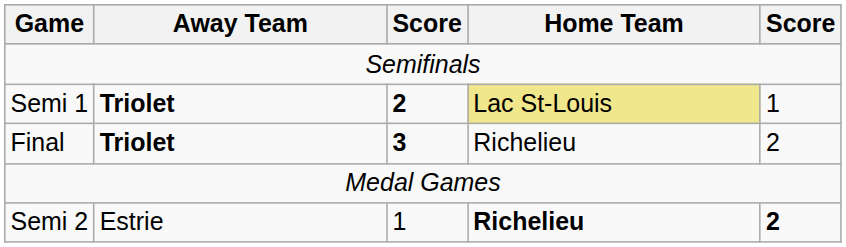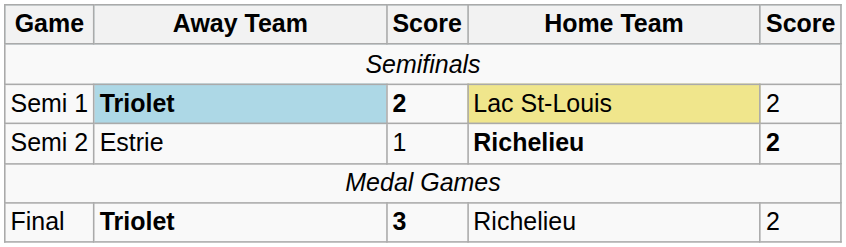(137, 103) no background -> (137, 103) lightblue background
(773, 103) 1 -> (773, 103) 2
rows swapped: (49, 222) <-> (38, 143)
